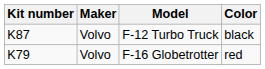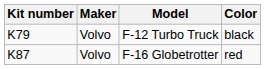(19, 34) K87 -> (19, 34) K79
(19, 54) K79 -> (19, 54) K87
